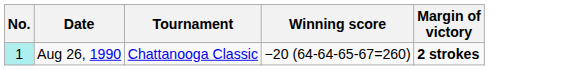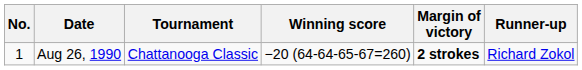+ column: (531, 24)
(19, 54) paleturquoise background -> (19, 54) no background
